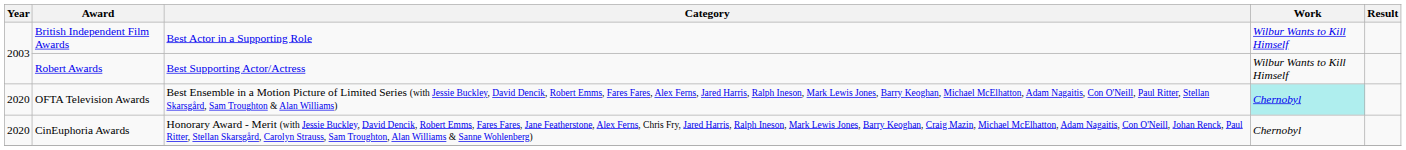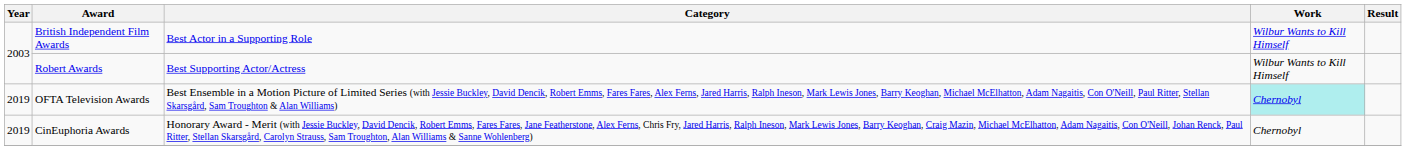(18, 99) 2020 -> (18, 99) 2019
(18, 130) 2020 -> (18, 130) 2019
